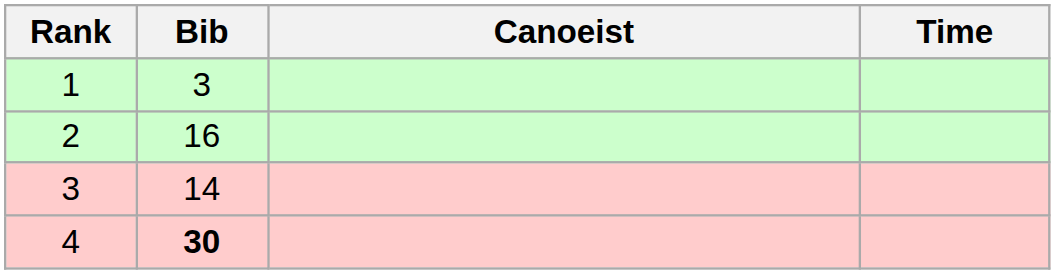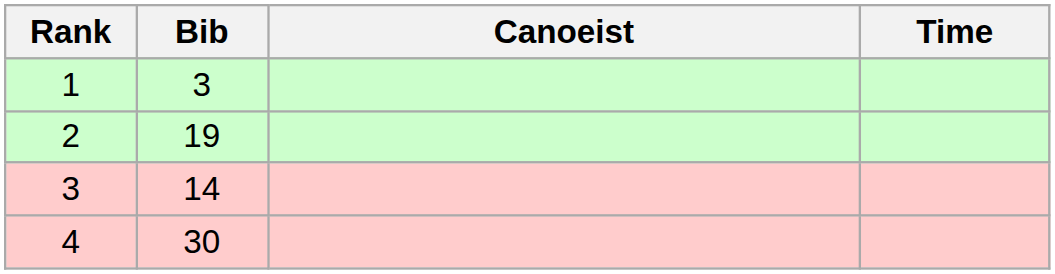(202, 137) 16 -> (202, 137) 19
(202, 242) bold -> (202, 242) normal
